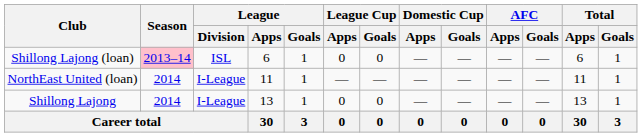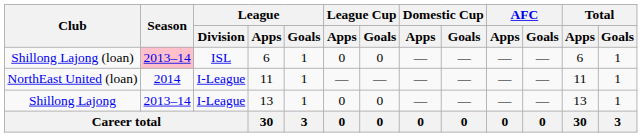(167, 100) 2014 -> (167, 100) 2013–14
